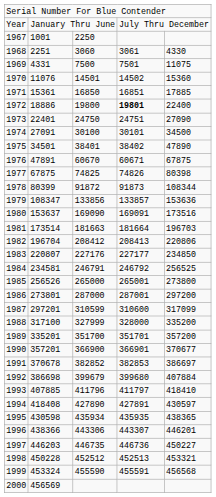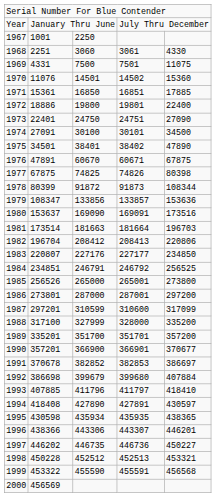(132, 106) bold -> (132, 106) normal
(45, 269) 234581 -> (45, 269) 234851
(45, 445) 446203 -> (45, 445) 446202
(45, 472) 453324 -> (45, 472) 453322
